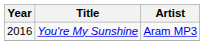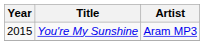(20, 31) 2016 -> (20, 31) 2015
